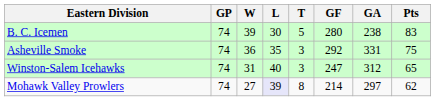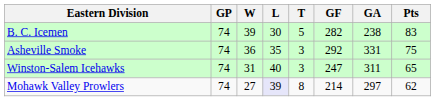(334, 31) 280 -> (334, 31) 282
(372, 68) 312 -> (372, 68) 311
